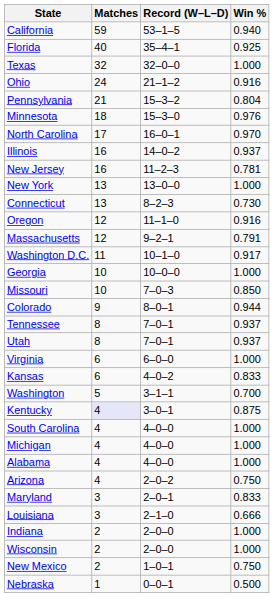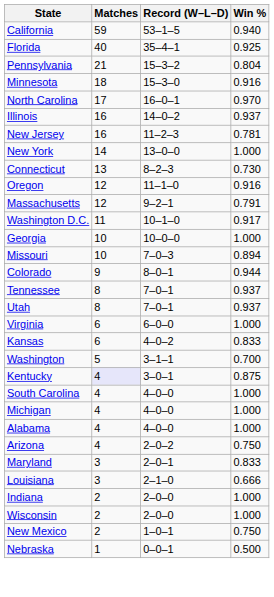- row: (21, 65)
- row: (18, 83)
(247, 117) 0.976 -> (247, 83) 0.916
(100, 186) 13 -> (100, 152) 14
(247, 290) 0.850 -> (247, 255) 0.894
